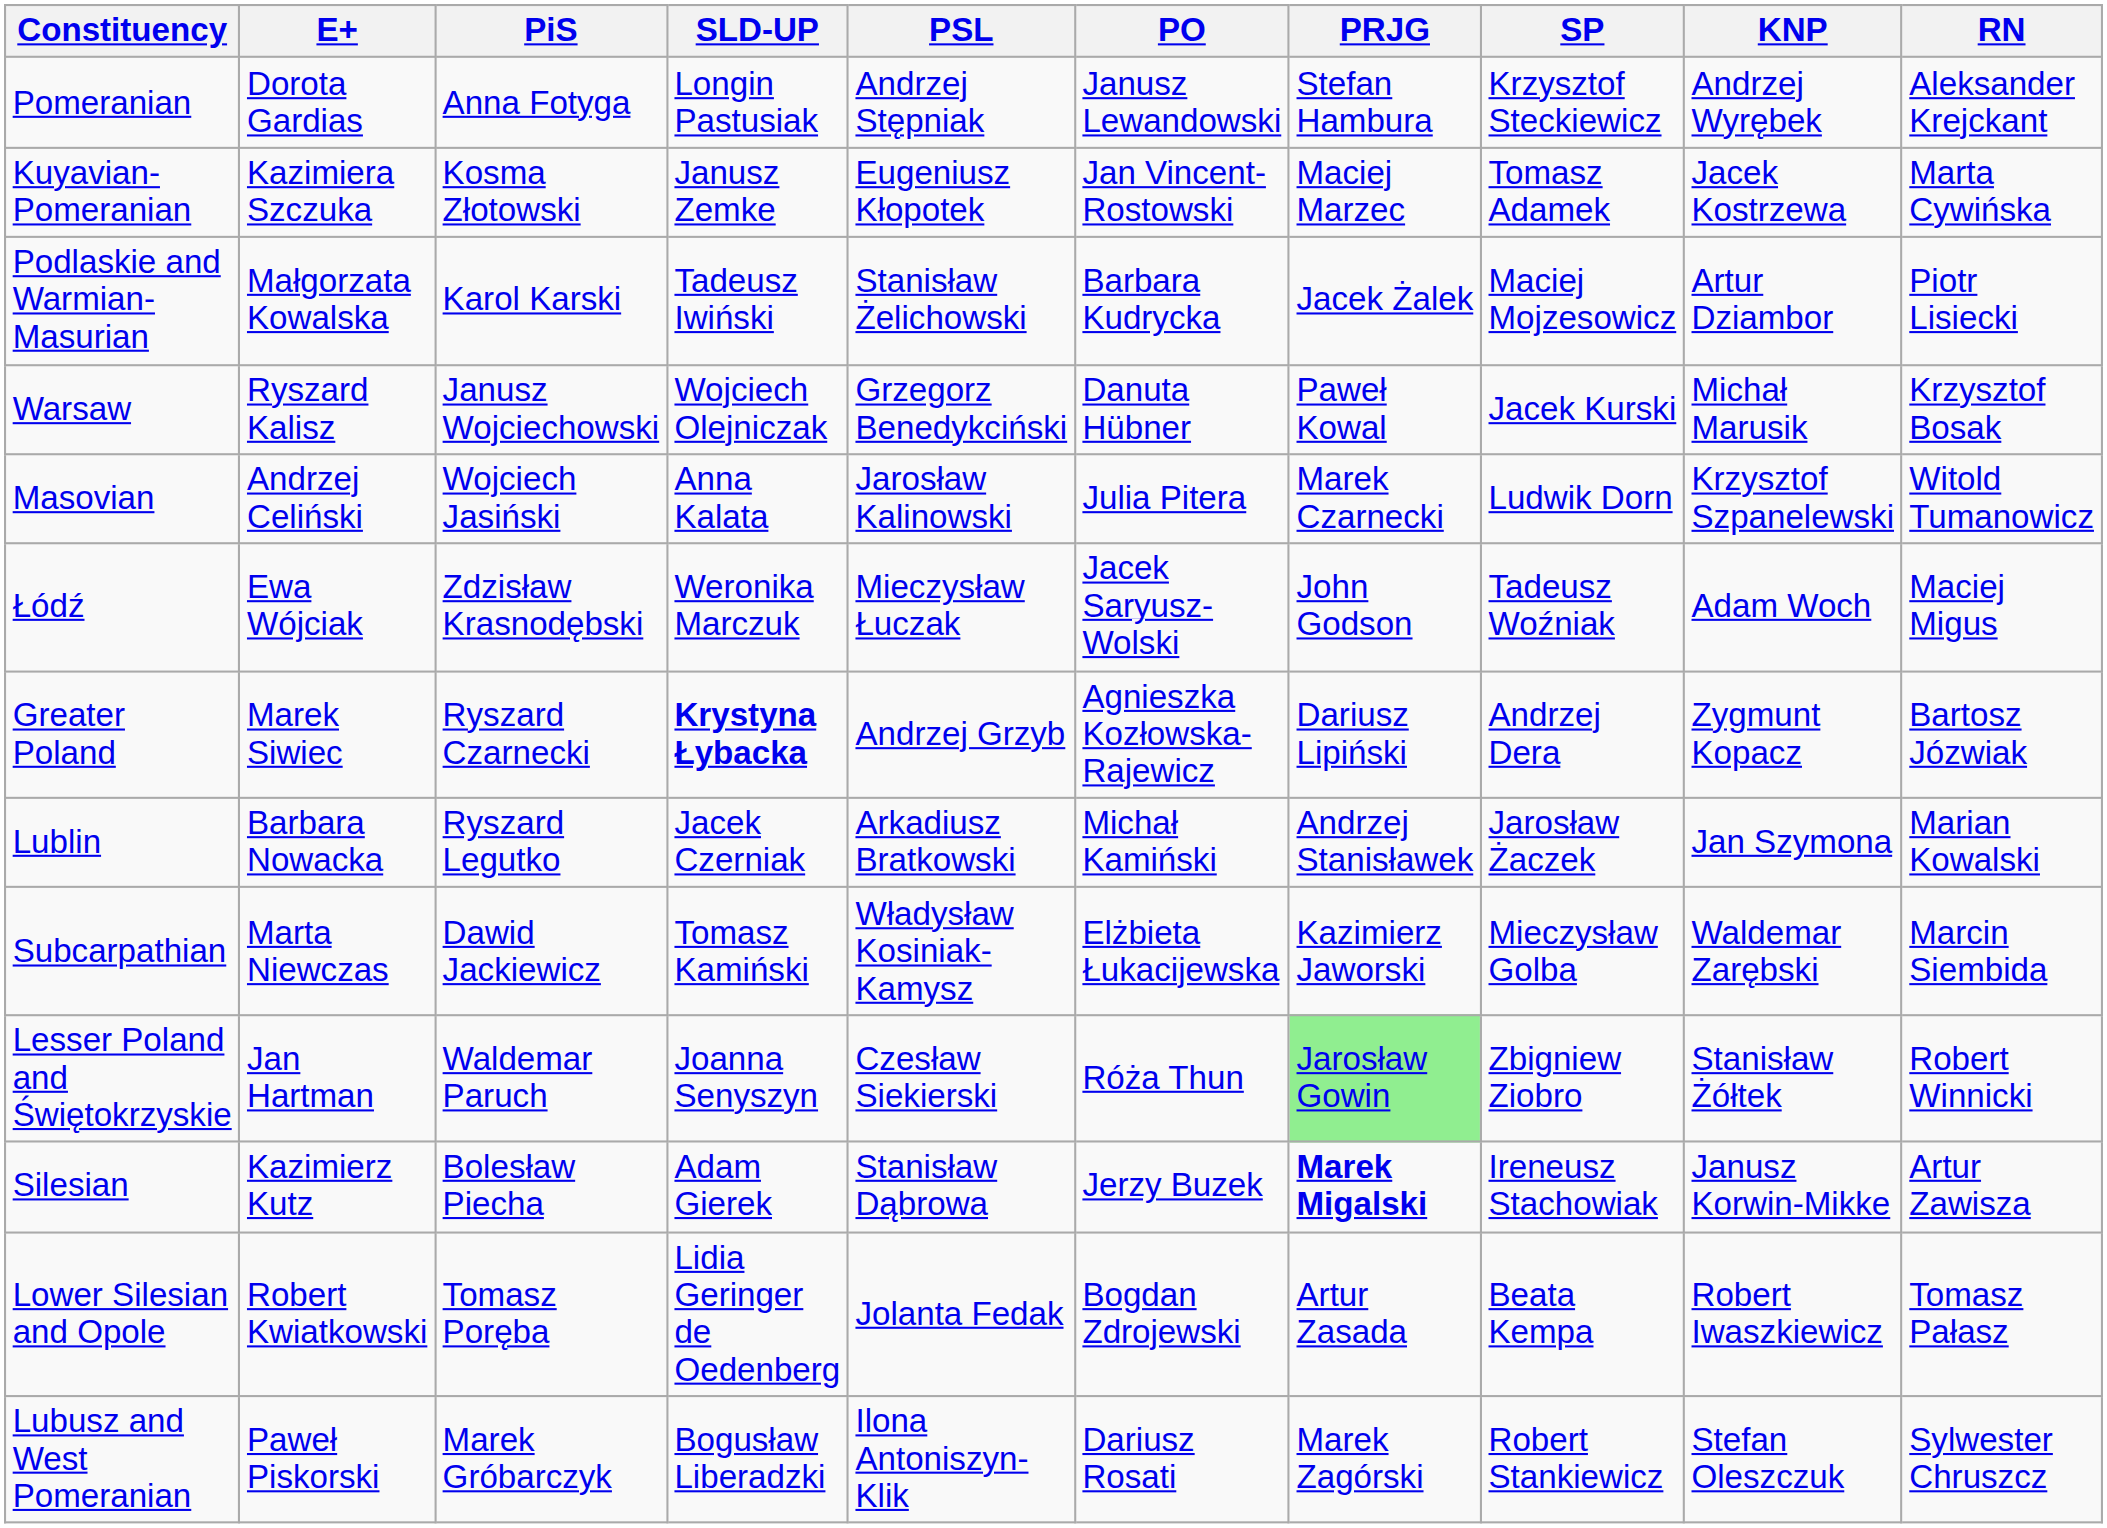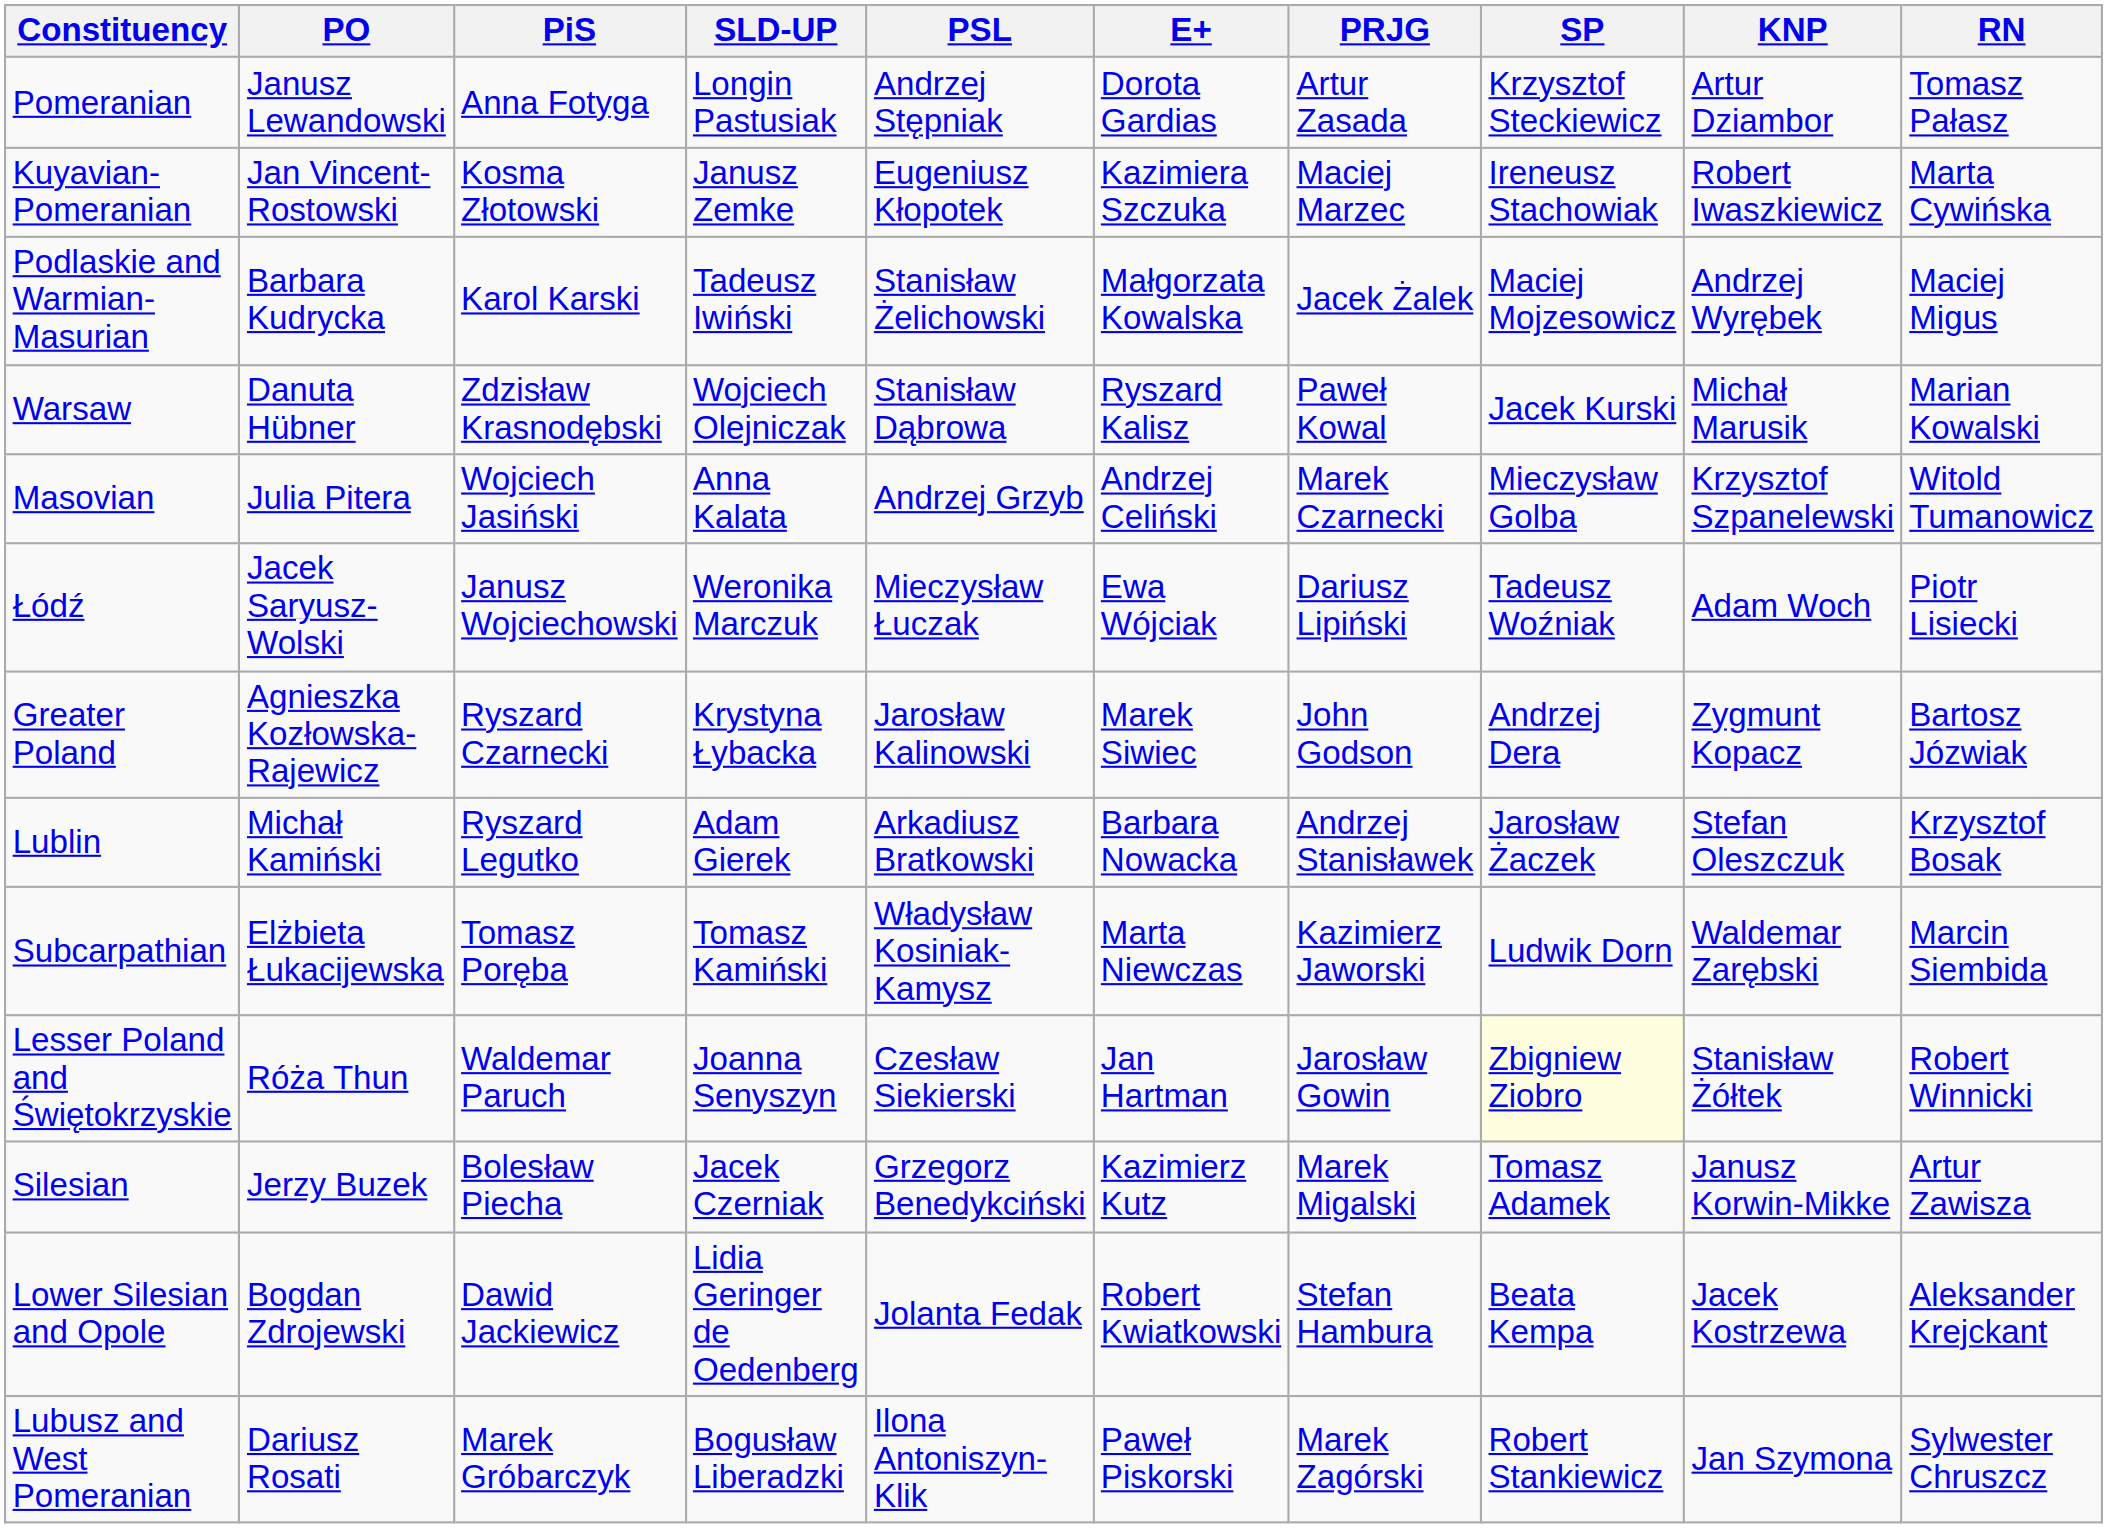columns swapped: (1182, 30) <-> (337, 30)
(1365, 101) Stefan Hambura -> (1352, 101) Artur Zasada
(1757, 101) Andrzej Wyrębek -> (1762, 101) Artur Dziambor
(1992, 101) Aleksander Krejckant -> (1966, 101) Tomasz Pałasz
(1549, 191) Tomasz Adamek -> (1573, 191) Ireneusz Stachowiak
(1769, 191) Jacek Kostrzewa -> (1787, 191) Robert Iwaszkiewicz
(1762, 300) Artur Dziambor -> (1757, 300) Andrzej Wyrębek
(1964, 300) Piotr Lisiecki -> (1957, 300) Maciej Migus
(551, 408) Janusz Wojciechowski -> (561, 408) Zdzisław Krasnodębski
(961, 408) Grzegorz Benedykciński -> (945, 408) Stanisław Dąbrowa
(1977, 408) Krzysztof Bosak -> (1975, 408) Marian Kowalski
(934, 498) Jarosław Kalinowski -> (979, 498) Andrzej Grzyb
(1581, 498) Ludwik Dorn -> (1573, 498) Mieczysław Golba
(543, 606) Zdzisław Krasnodębski -> (569, 606) Janusz Wojciechowski
(1355, 606) John Godson -> (1353, 606) Dariusz Lipiński
(1957, 606) Maciej Migus -> (1964, 606) Piotr Lisiecki
(745, 733) bold -> (757, 733) normal
(960, 733) Andrzej Grzyb -> (952, 733) Jarosław Kalinowski
(1353, 733) Dariusz Lipiński -> (1355, 733) John Godson
(740, 842) Jacek Czerniak -> (742, 842) Adam Gierek
(1792, 842) Jan Szymona -> (1768, 842) Stefan Oleszczuk
(1975, 842) Marian Kowalski -> (1977, 842) Krzysztof Bosak
(522, 950) Dawid Jackiewicz -> (518, 950) Tomasz Poręba
(1573, 950) Mieczysław Golba -> (1581, 950) Ludwik Dorn
(1362, 1077) lightgreen background -> (1362, 1077) no background
(1555, 1077) no background -> (1555, 1077) lightyellow background
(723, 1186) Adam Gierek -> (758, 1186) Jacek Czerniak
(926, 1186) Stanisław Dąbrowa -> (980, 1186) Grzegorz Benedykciński
(1362, 1186) bold -> (1356, 1186) normal
(1573, 1186) Ireneusz Stachowiak -> (1549, 1186) Tomasz Adamek
(500, 1313) Tomasz Poręba -> (540, 1313) Dawid Jackiewicz
(1352, 1313) Artur Zasada -> (1365, 1313) Stefan Hambura
(1787, 1313) Robert Iwaszkiewicz -> (1769, 1313) Jacek Kostrzewa
(1966, 1313) Tomasz Pałasz -> (1992, 1313) Aleksander Krejckant
(1768, 1458) Stefan Oleszczuk -> (1792, 1458) Jan Szymona
